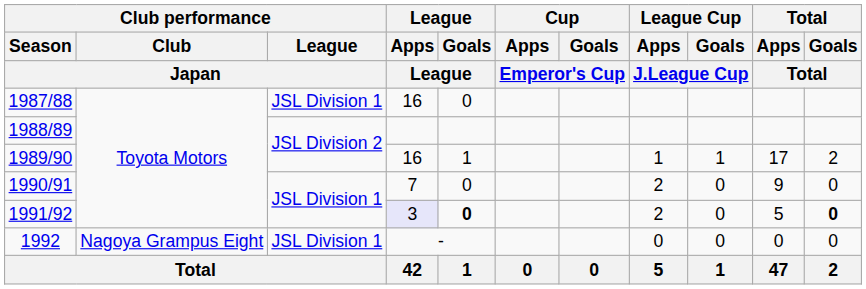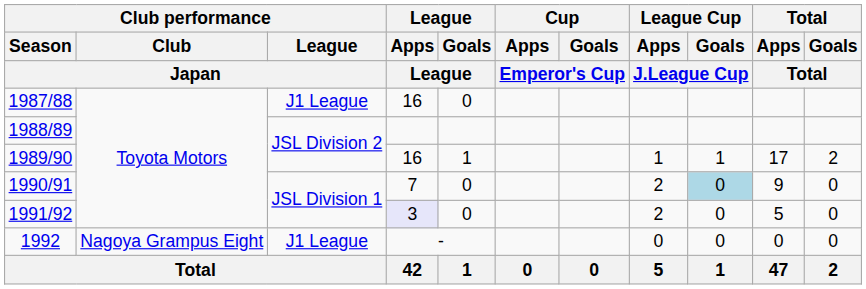(327, 102) JSL Division 1 -> (327, 102) J1 League
(720, 185) no background -> (720, 185) lightblue background
(467, 213) bold -> (467, 213) normal
(833, 213) bold -> (833, 213) normal
(327, 241) JSL Division 1 -> (327, 241) J1 League
